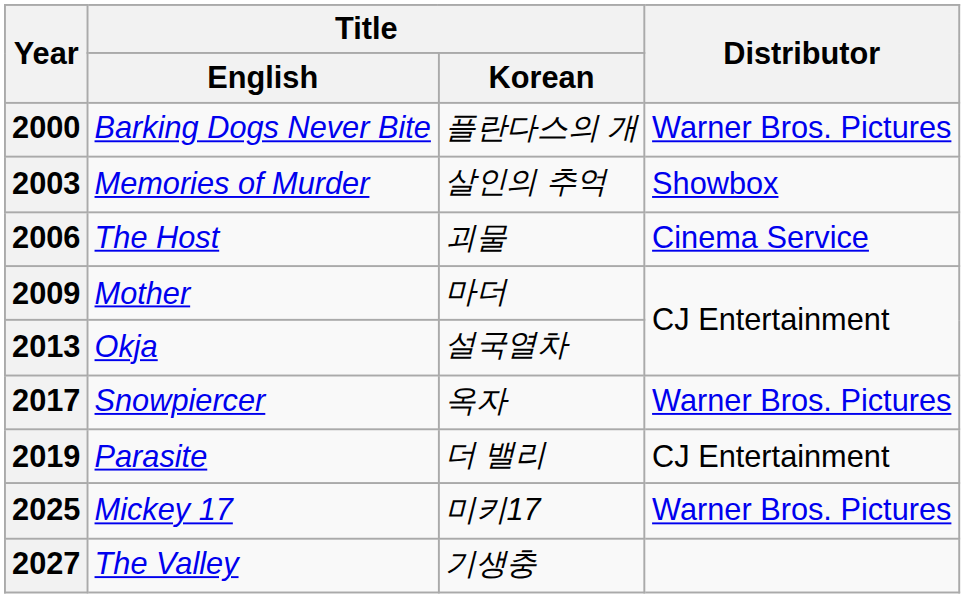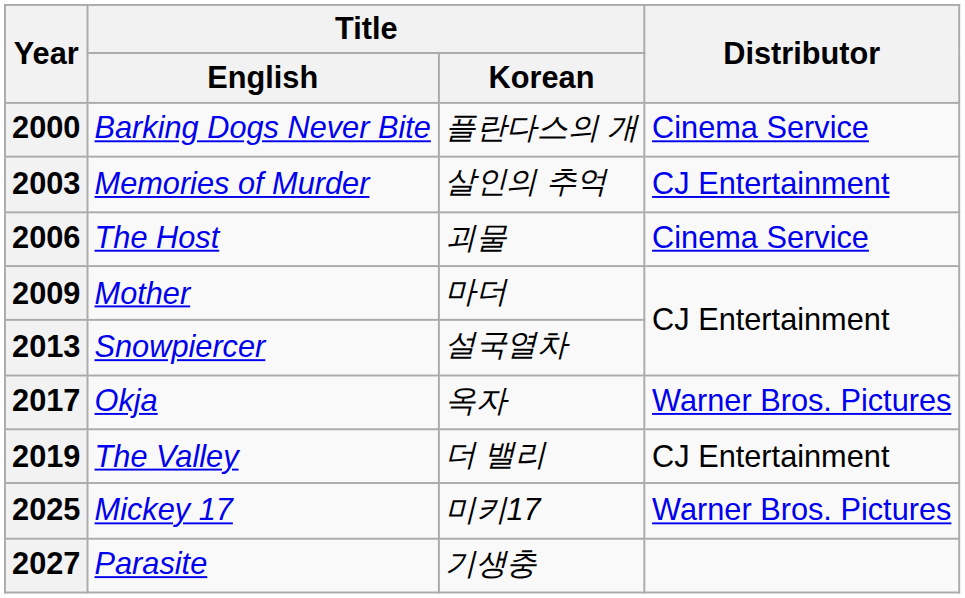(802, 129) Warner Bros. Pictures -> (761, 129) Cinema Service
(715, 183) Showbox -> (771, 183) CJ Entertainment
(126, 347) Okja -> (180, 347) Snowpiercer
(180, 401) Snowpiercer -> (126, 401) Okja
(151, 456) Parasite -> (167, 456) The Valley
(167, 565) The Valley -> (151, 565) Parasite
